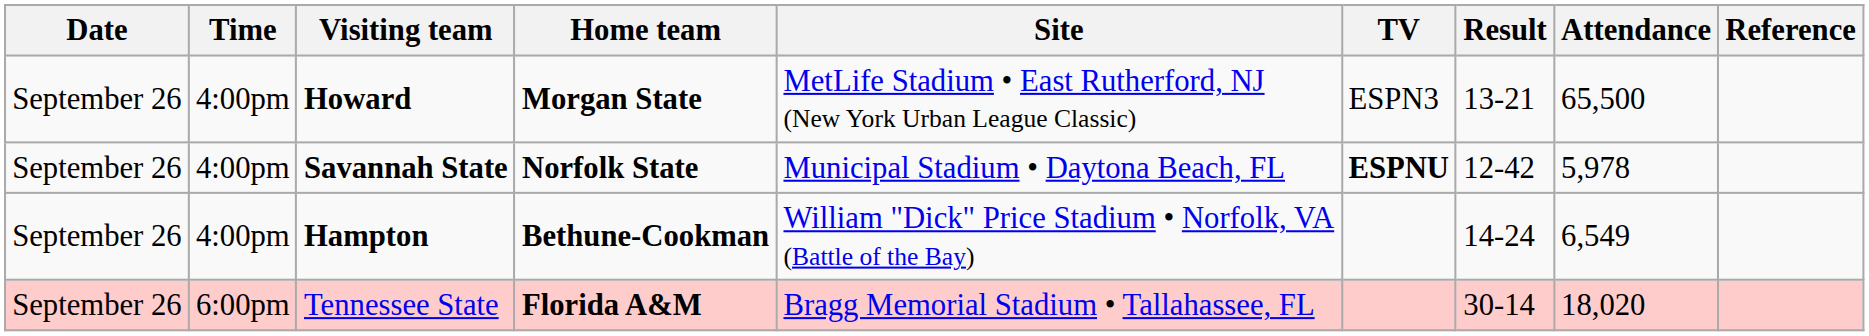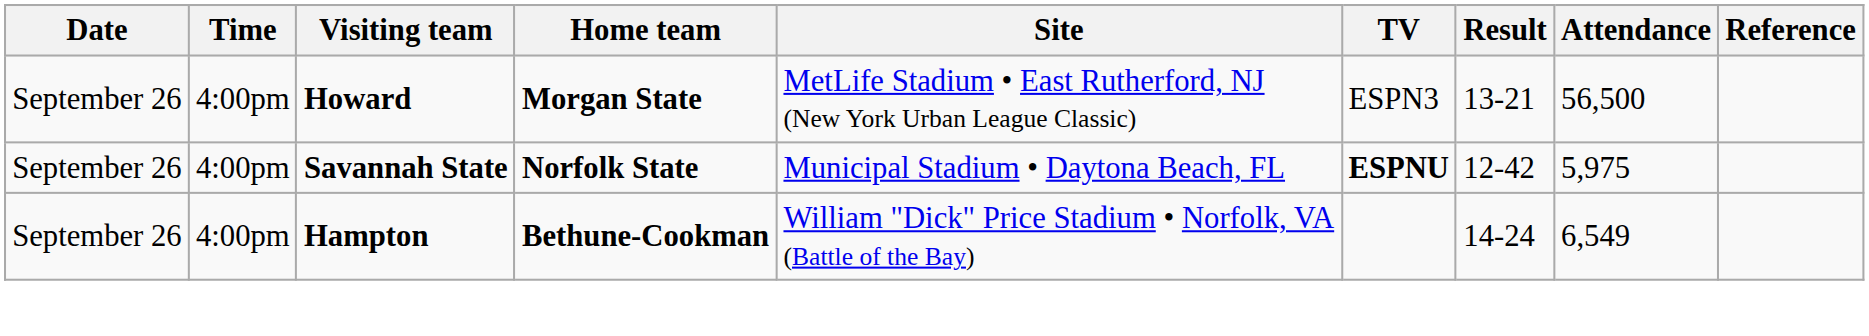(1603, 98) 65,500 -> (1603, 98) 56,500
(1596, 167) 5,978 -> (1596, 167) 5,975
- row: (401, 305)
